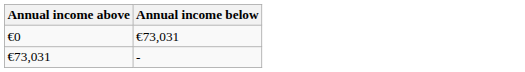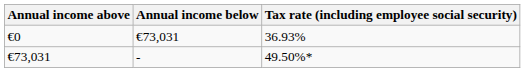+ column: (391, 15)
